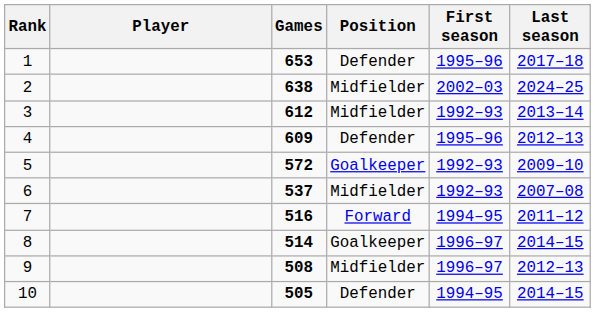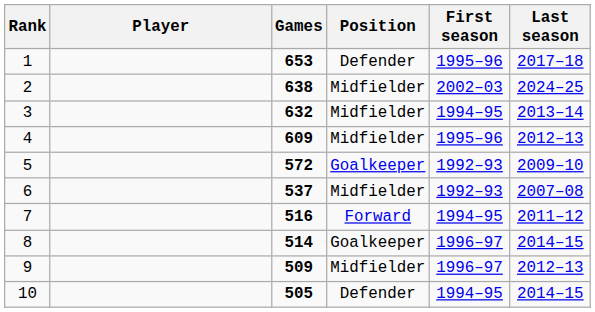(299, 113) 612 -> (299, 113) 632
(470, 113) 1992–93 -> (470, 113) 1994–95
(378, 139) Defender -> (378, 139) Midfielder
(299, 268) 508 -> (299, 268) 509
